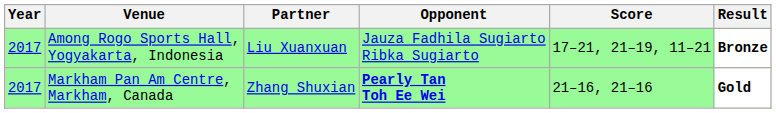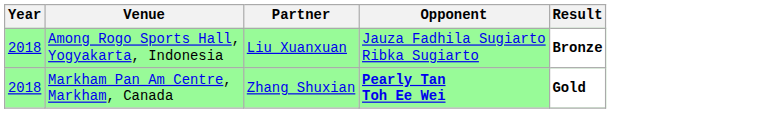- column: (632, 16)
(25, 48) 2017 -> (25, 48) 2018
(25, 88) 2017 -> (25, 88) 2018
